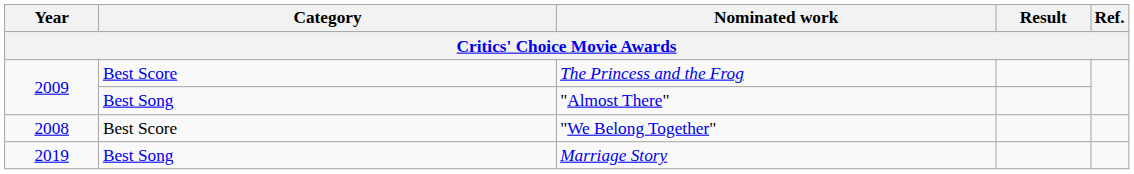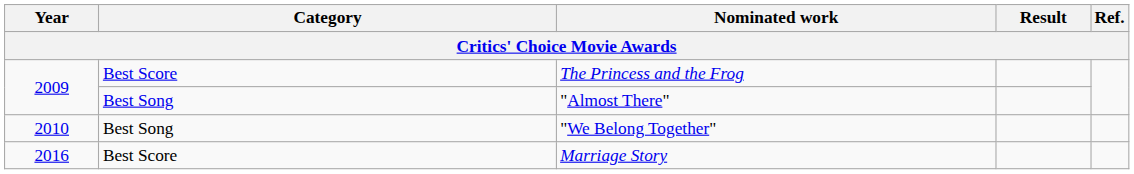(52, 127) 2008 -> (52, 127) 2010
(140, 127) Best Score -> (138, 127) Best Song
(52, 155) 2019 -> (52, 155) 2016
(138, 155) Best Song -> (140, 155) Best Score
